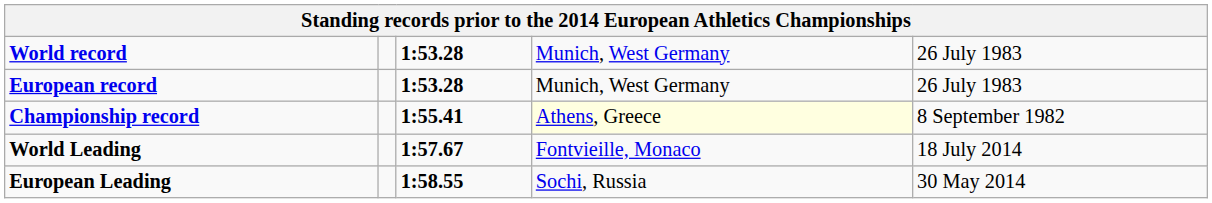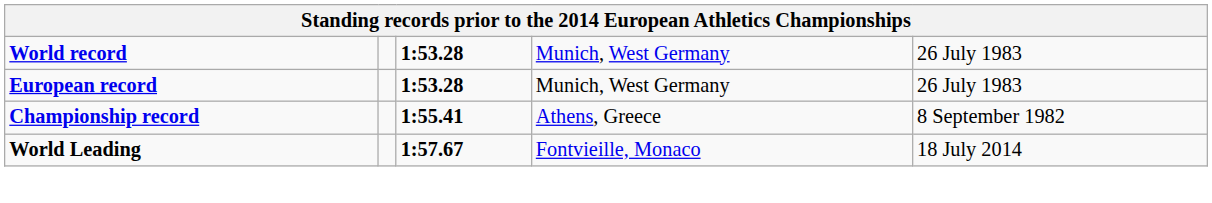(598, 117) lightyellow background -> (598, 117) no background
- row: (90, 181)
